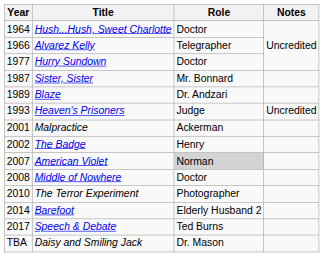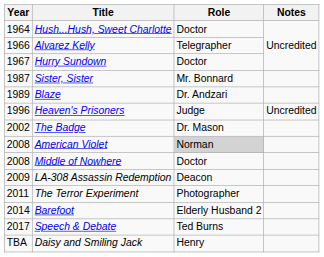(18, 62) 1977 -> (18, 62) 1967
(18, 111) 1993 -> (18, 111) 1996
- row: (61, 128)
(190, 144) Henry -> (200, 128) Dr. Mason
(18, 161) 2007 -> (18, 144) 2008
+ row: (103, 177)
(18, 194) 2010 -> (18, 194) 2011
(200, 243) Dr. Mason -> (190, 243) Henry
